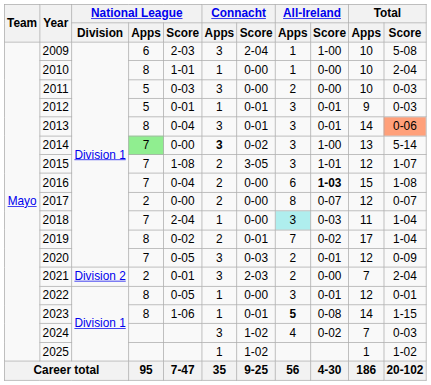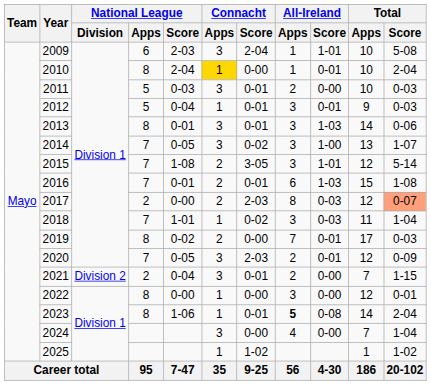(330, 51) 1-00 -> (330, 51) 1-01
(183, 70) 1-01 -> (183, 70) 2-04
(219, 70) no background -> (219, 70) gold background
(330, 70) 0-00 -> (330, 70) 0-01
(256, 88) 0-00 -> (256, 88) 0-01
(183, 107) 0-01 -> (183, 107) 0-04
(183, 126) 0-04 -> (183, 126) 0-01
(330, 126) 0-01 -> (330, 126) 1-03
(405, 126) lightsalmon background -> (405, 126) no background
(146, 145) lightgreen background -> (146, 145) no background
(183, 145) 0-00 -> (183, 145) 0-05
(219, 145) bold -> (219, 145) normal
(405, 145) 5-14 -> (405, 145) 1-07
(405, 164) 1-07 -> (405, 164) 5-14
(183, 182) 0-04 -> (183, 182) 0-01
(256, 182) 0-00 -> (256, 182) 0-01
(330, 182) bold -> (330, 182) normal
(256, 201) 0-00 -> (256, 201) 2-03
(330, 201) 0-07 -> (330, 201) 0-03
(405, 201) no background -> (405, 201) lightsalmon background
(183, 220) 2-04 -> (183, 220) 1-01
(256, 220) 0-00 -> (256, 220) 0-02
(293, 220) paleturquoise background -> (293, 220) no background
(256, 239) 0-01 -> (256, 239) 0-00
(330, 239) 0-02 -> (330, 239) 0-01
(405, 239) 1-04 -> (405, 239) 0-03
(256, 257) 0-03 -> (256, 257) 2-03
(183, 276) 0-01 -> (183, 276) 0-04
(256, 276) 2-03 -> (256, 276) 0-01
(405, 276) 2-04 -> (405, 276) 1-15
(183, 295) 0-05 -> (183, 295) 0-00
(330, 295) 0-01 -> (330, 295) 0-00
(405, 314) 1-15 -> (405, 314) 2-04
(256, 333) 1-02 -> (256, 333) 0-00
(330, 333) 0-02 -> (330, 333) 0-00
(405, 333) 0-03 -> (405, 333) 1-04
